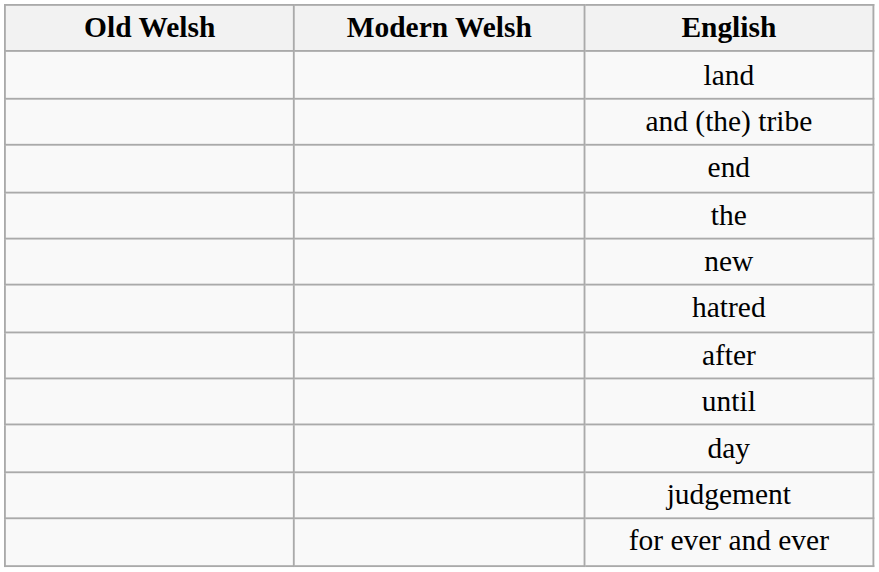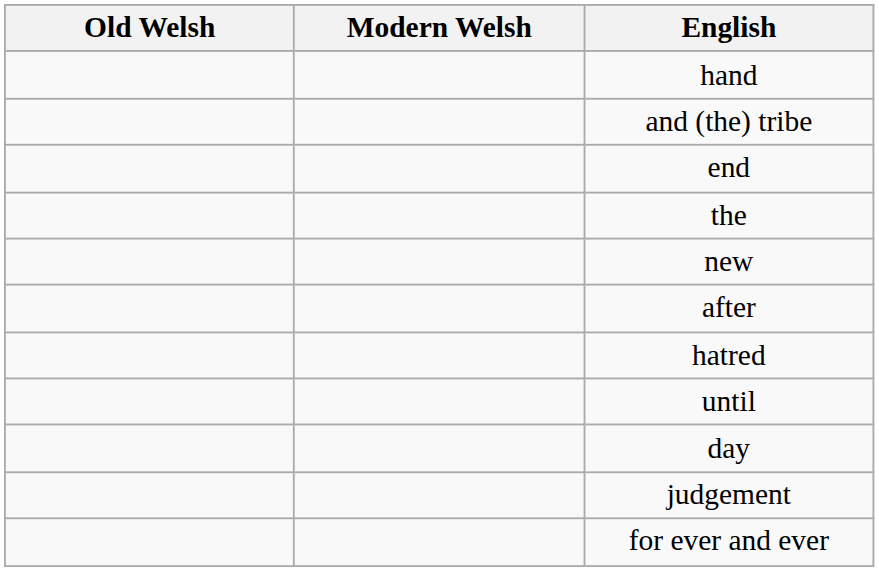- row: (729, 74)
+ row: (729, 74)
rows swapped: (729, 354) <-> (729, 307)
